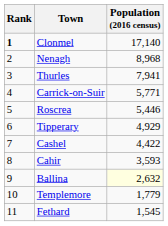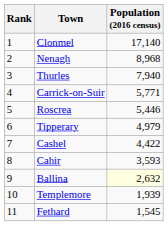(9, 42) bold -> (9, 42) normal
(148, 76) 7,941 -> (148, 76) 7,940
(148, 127) 4,929 -> (148, 127) 4,979
(148, 195) 1,779 -> (148, 195) 1,939
